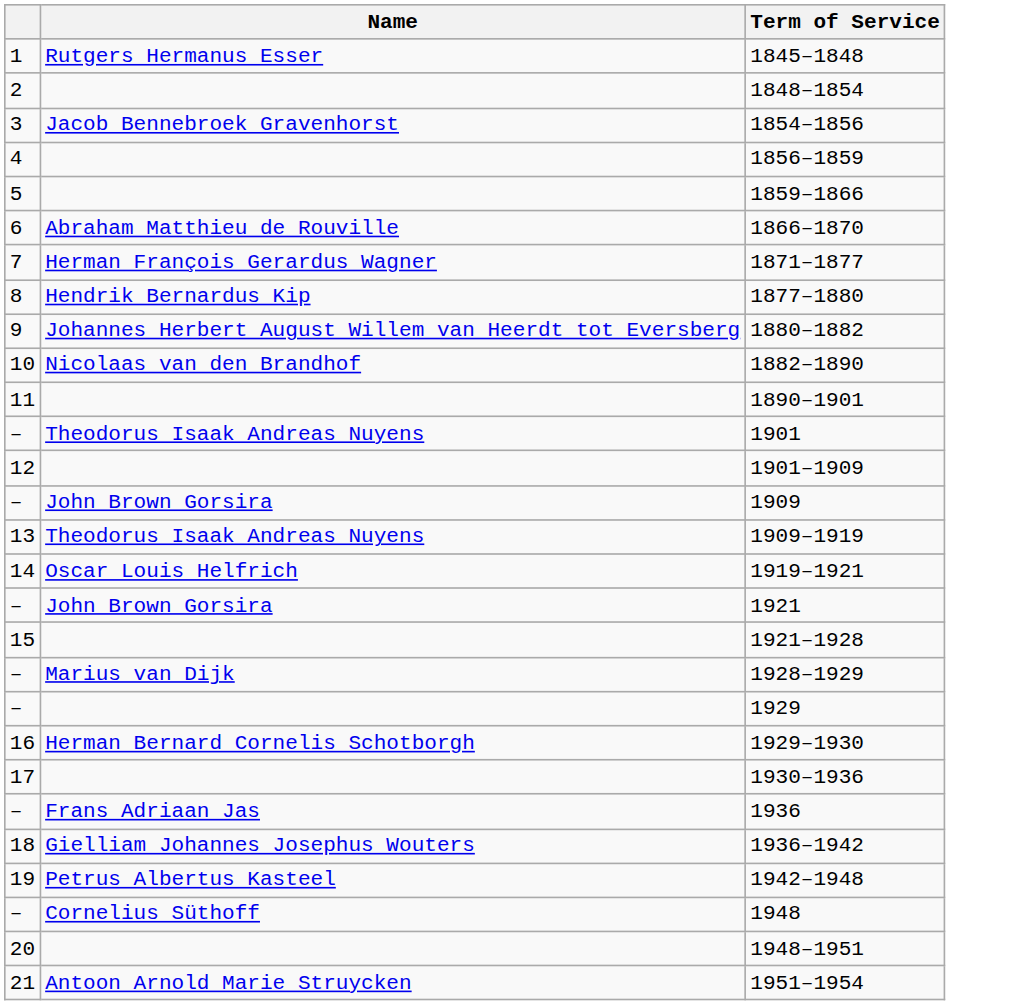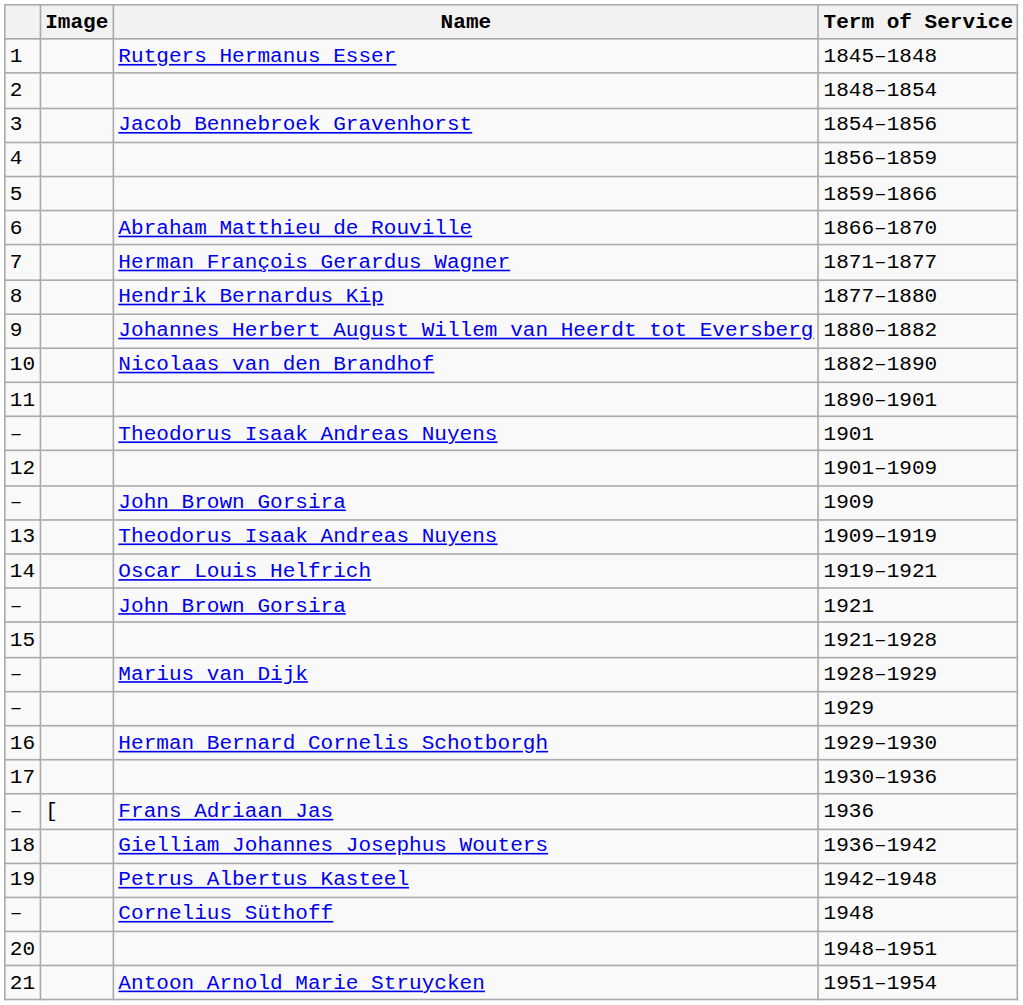+ column: (77, 22)
